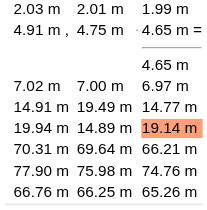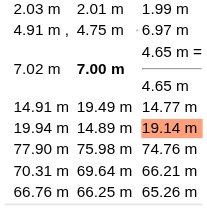(172, 47) 4.65 m = 4.65 m -> (165, 30) 6.97 m
(100, 86) normal -> (101, 69) bold
(165, 86) 6.97 m -> (172, 69) 4.65 m = 4.65 m
rows swapped: (41, 149) <-> (41, 170)
